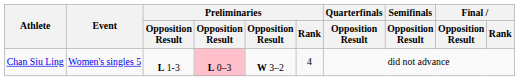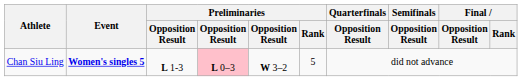(105, 62) normal -> (106, 62) bold
(310, 62) 4 -> (313, 62) 5
